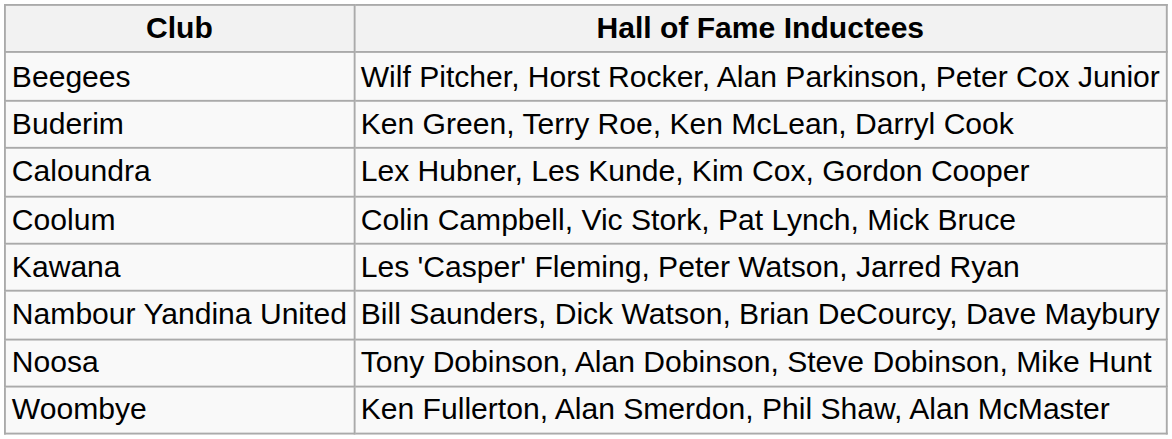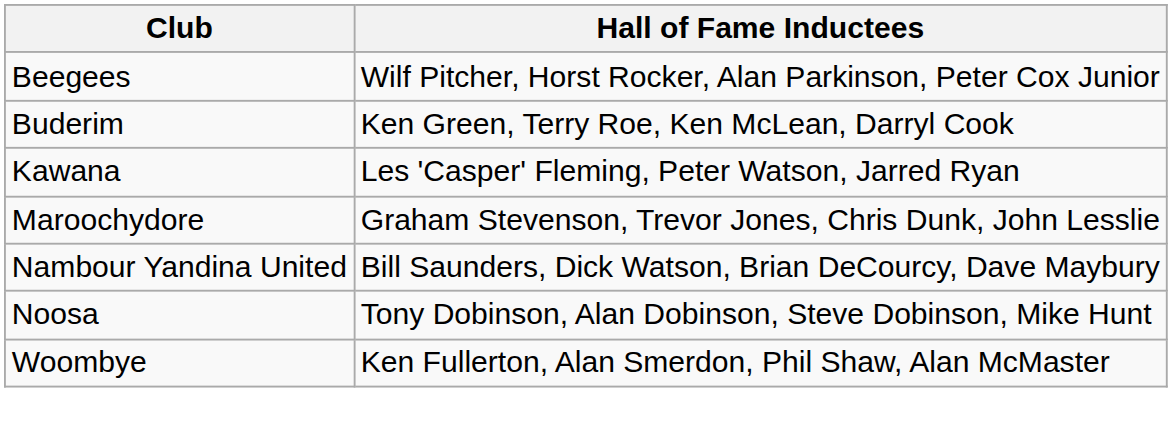- row: (81, 171)
- row: (64, 219)
+ row: (108, 219)
